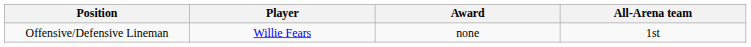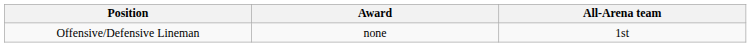- column: (282, 13)
